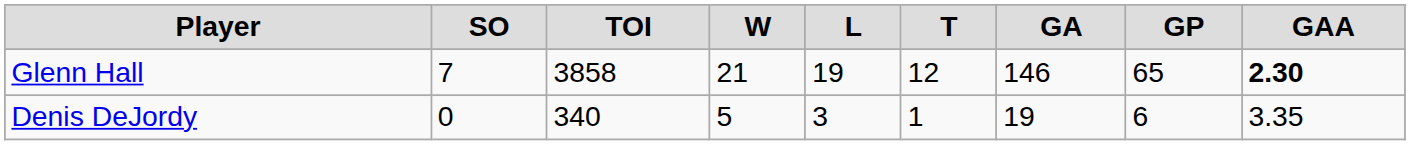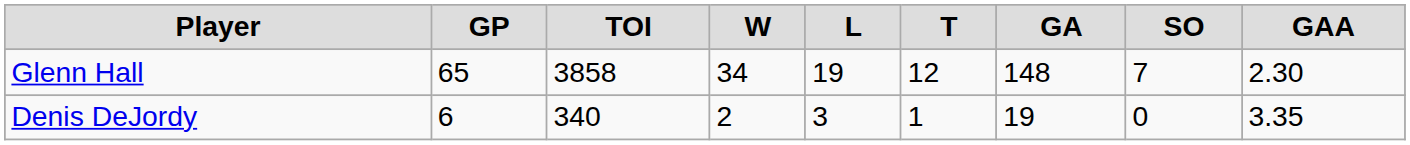columns swapped: (1184, 26) <-> (489, 26)
(732, 71) 21 -> (732, 71) 34
(1027, 71) 146 -> (1027, 71) 148
(1276, 71) bold -> (1276, 71) normal
(725, 116) 5 -> (725, 116) 2
